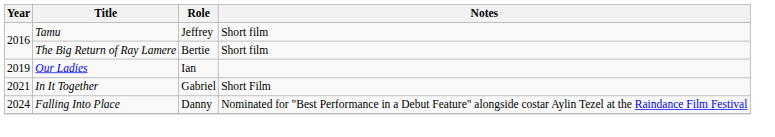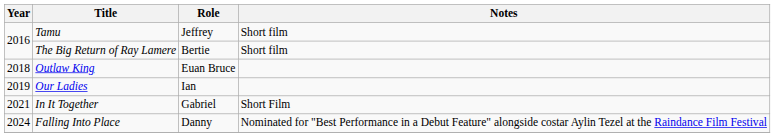+ row: (65, 68)
